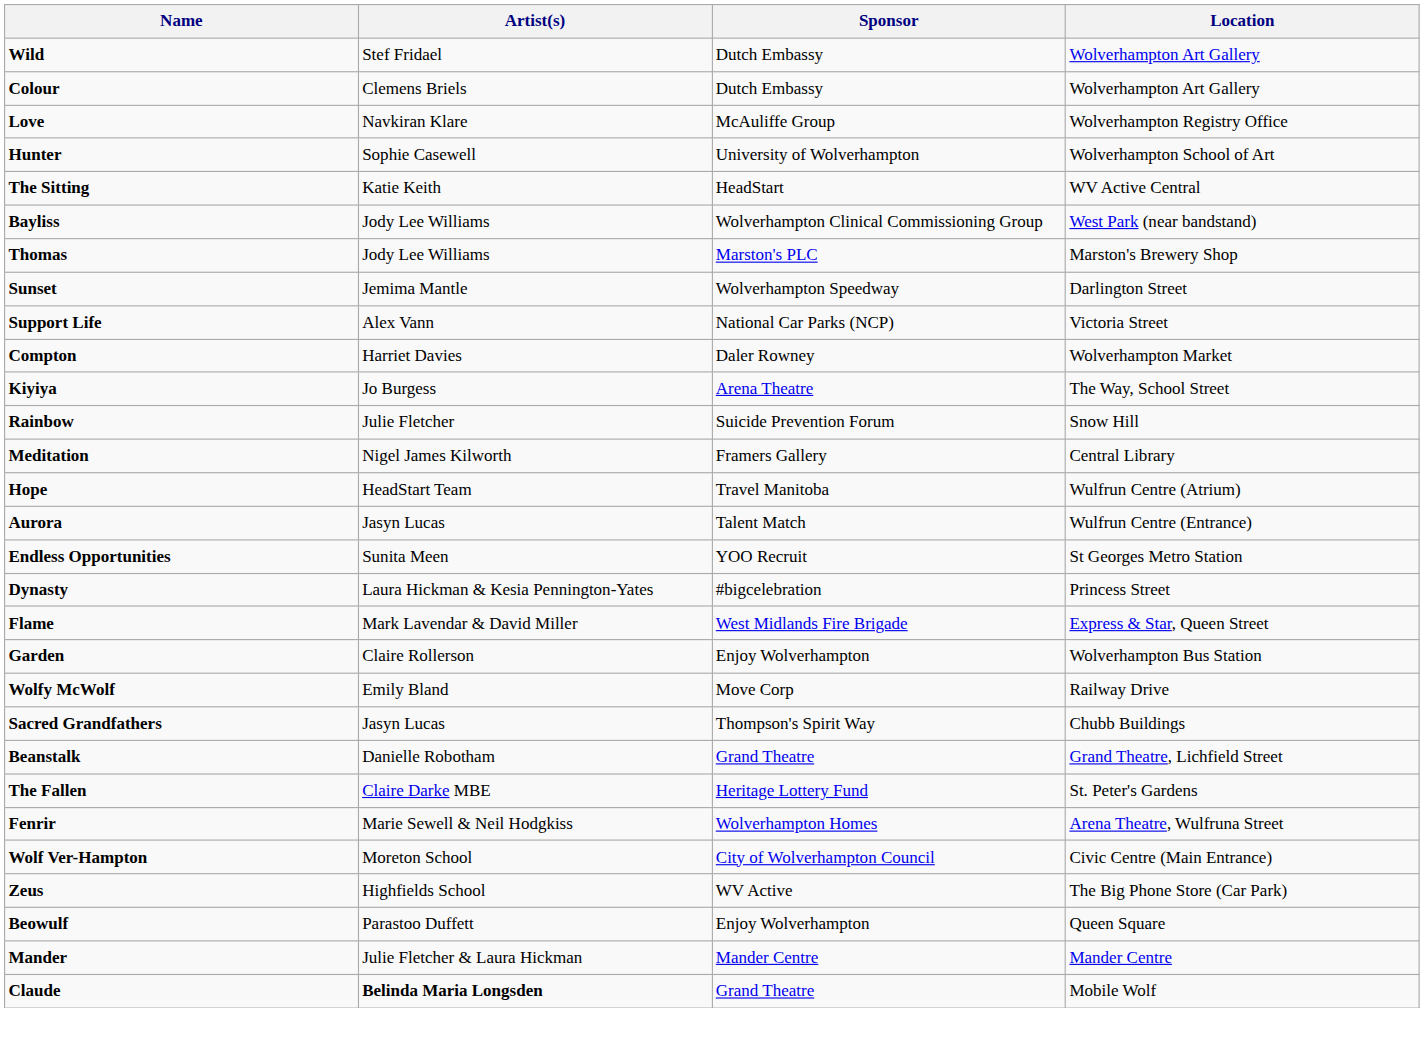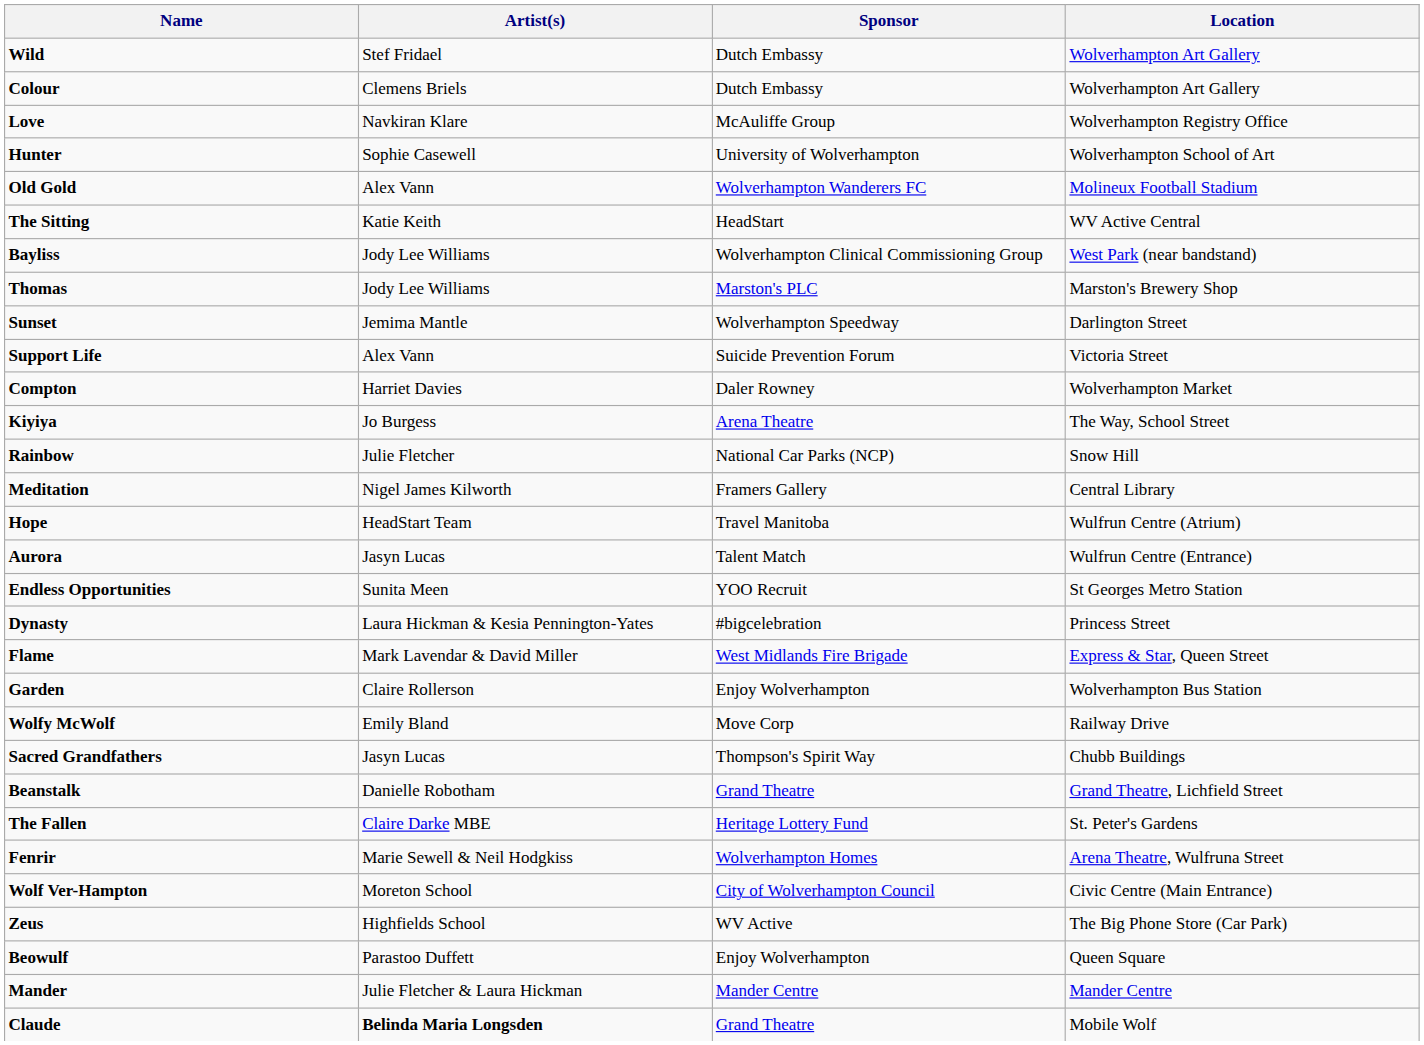+ row: (42, 188)
(805, 321) National Car Parks (NCP) -> (805, 355) Suicide Prevention Forum
(805, 422) Suicide Prevention Forum -> (805, 455) National Car Parks (NCP)
